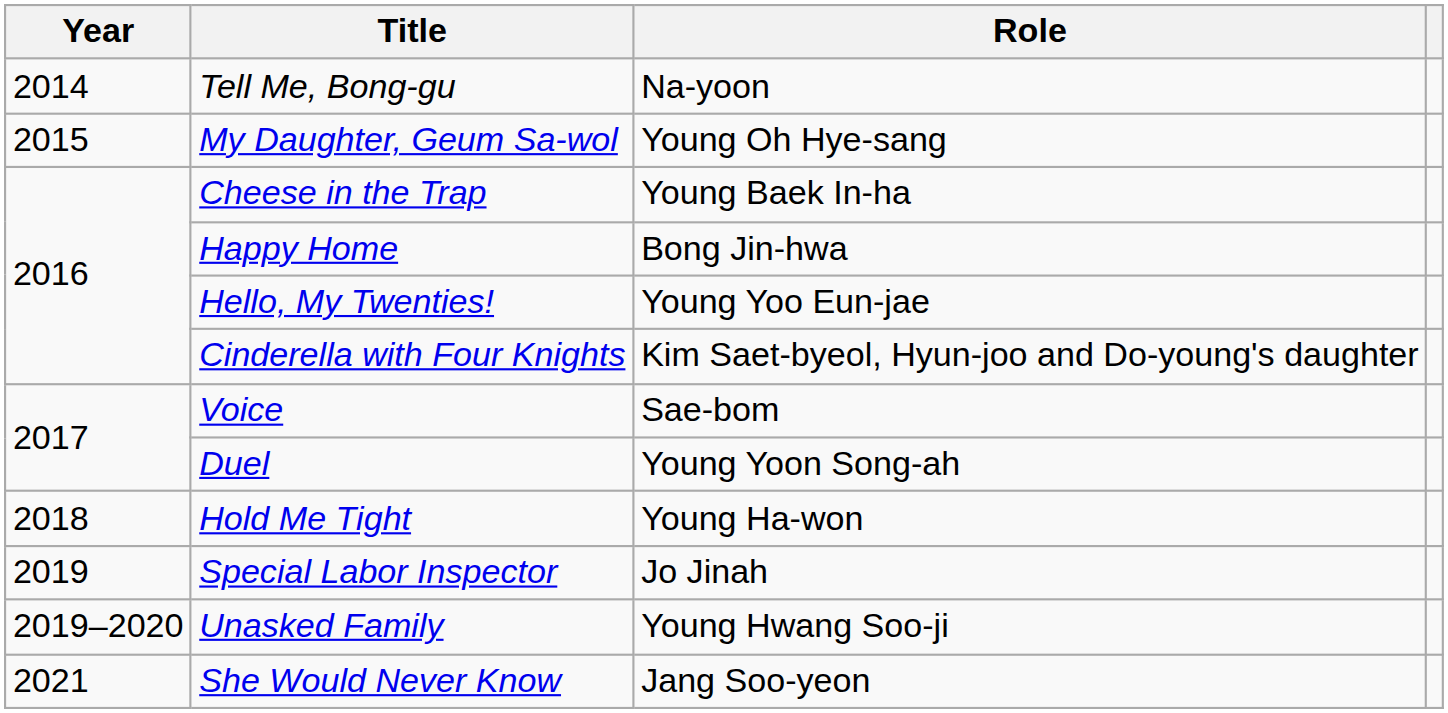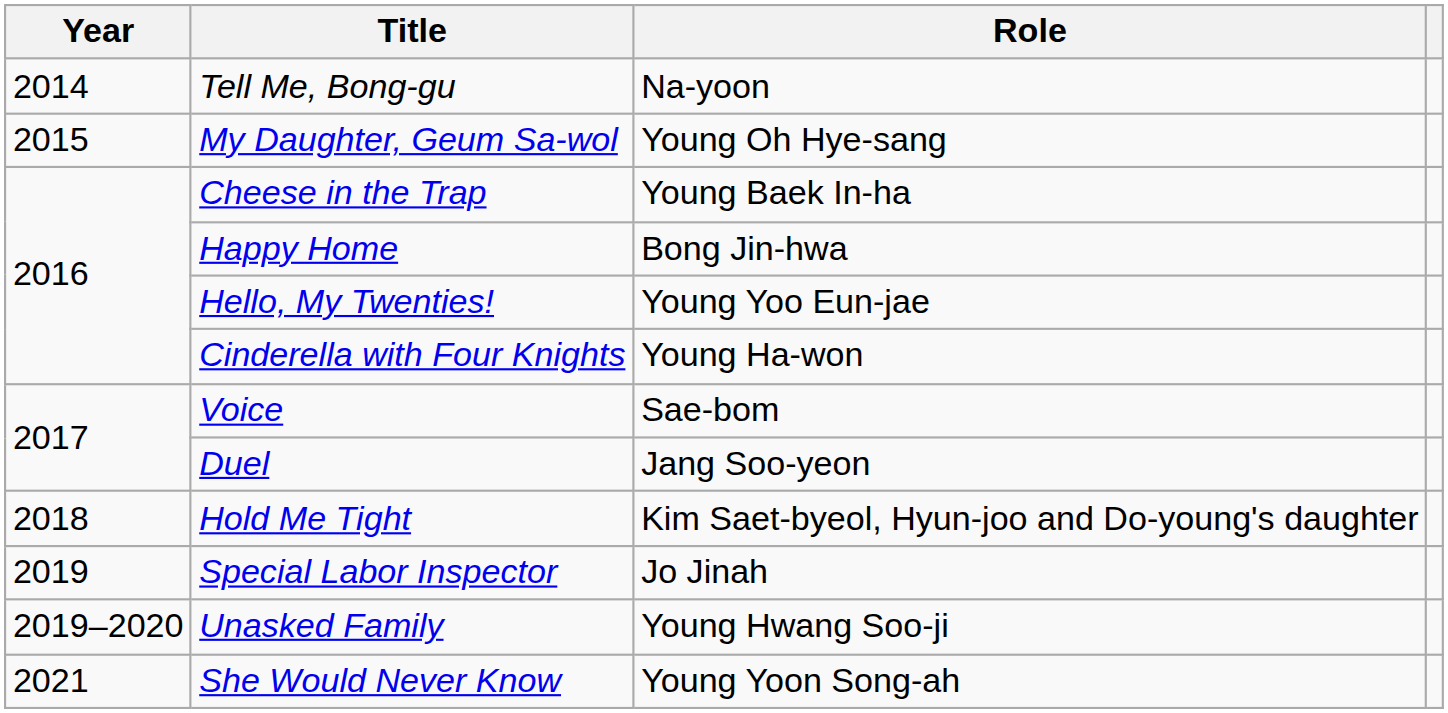(1030, 355) Kim Saet-byeol, Hyun-joo and Do-young's daughter -> (752, 355) Young Ha-won
(801, 463) Young Yoon Song-ah -> (756, 463) Jang Soo-yeon
(752, 517) Young Ha-won -> (1030, 517) Kim Saet-byeol, Hyun-joo and Do-young's daughter
(756, 680) Jang Soo-yeon -> (801, 680) Young Yoon Song-ah
